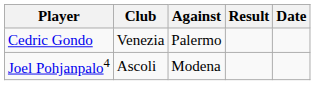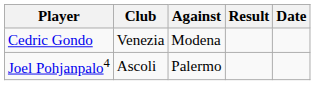(196, 40) Palermo -> (196, 40) Modena
(196, 66) Modena -> (196, 66) Palermo
